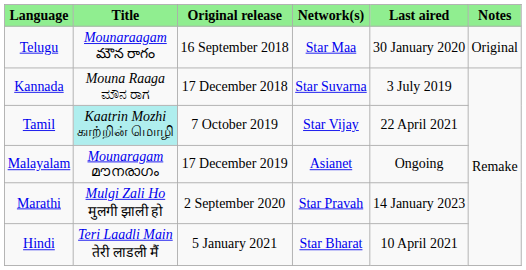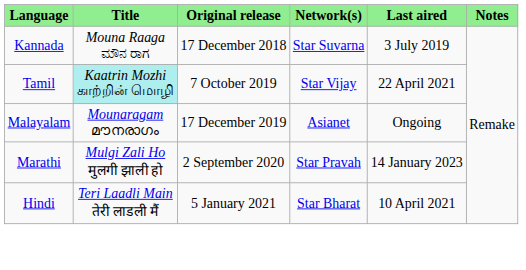- row: (39, 47)
